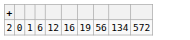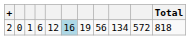+ column: (169, 12)
(69, 28) no background -> (69, 28) lightblue background
